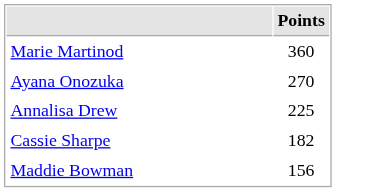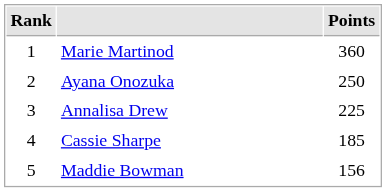+ column: (31, 20)
(301, 81) 270 -> (352, 81) 250
(301, 140) 182 -> (352, 140) 185
